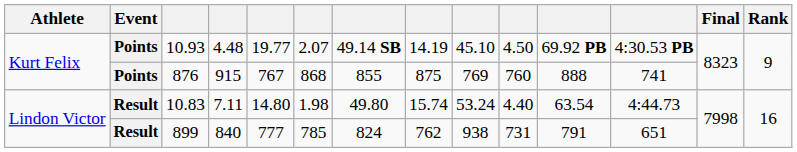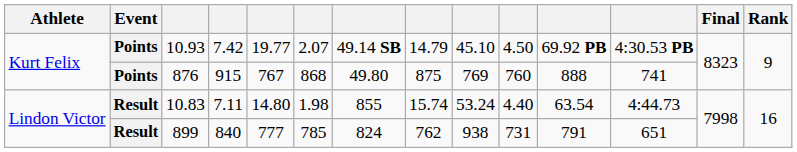(228, 47) 4.48 -> (228, 47) 7.42
(429, 47) 14.19 -> (429, 47) 14.79
(369, 76) 855 -> (369, 76) 49.80
(369, 104) 49.80 -> (369, 104) 855
